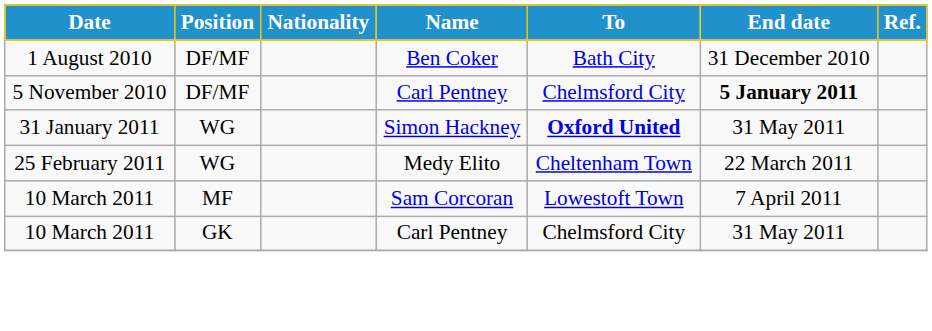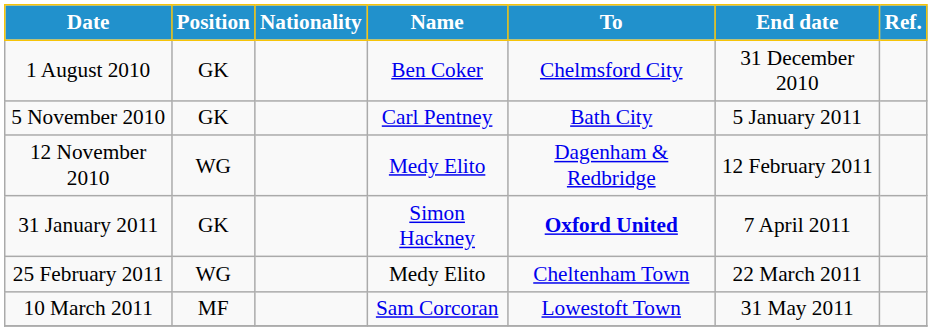(217, 57) DF/MF -> (213, 70) GK
(614, 57) Bath City -> (611, 70) Chelmsford City
(217, 92) DF/MF -> (213, 117) GK
(614, 92) Chelmsford City -> (611, 117) Bath City
(789, 92) bold -> (797, 117) normal
+ row: (88, 165)
(217, 127) WG -> (213, 225) GK
(789, 127) 31 May 2011 -> (797, 225) 7 April 2011
(789, 198) 7 April 2011 -> (797, 308) 31 May 2011
- row: (89, 233)
